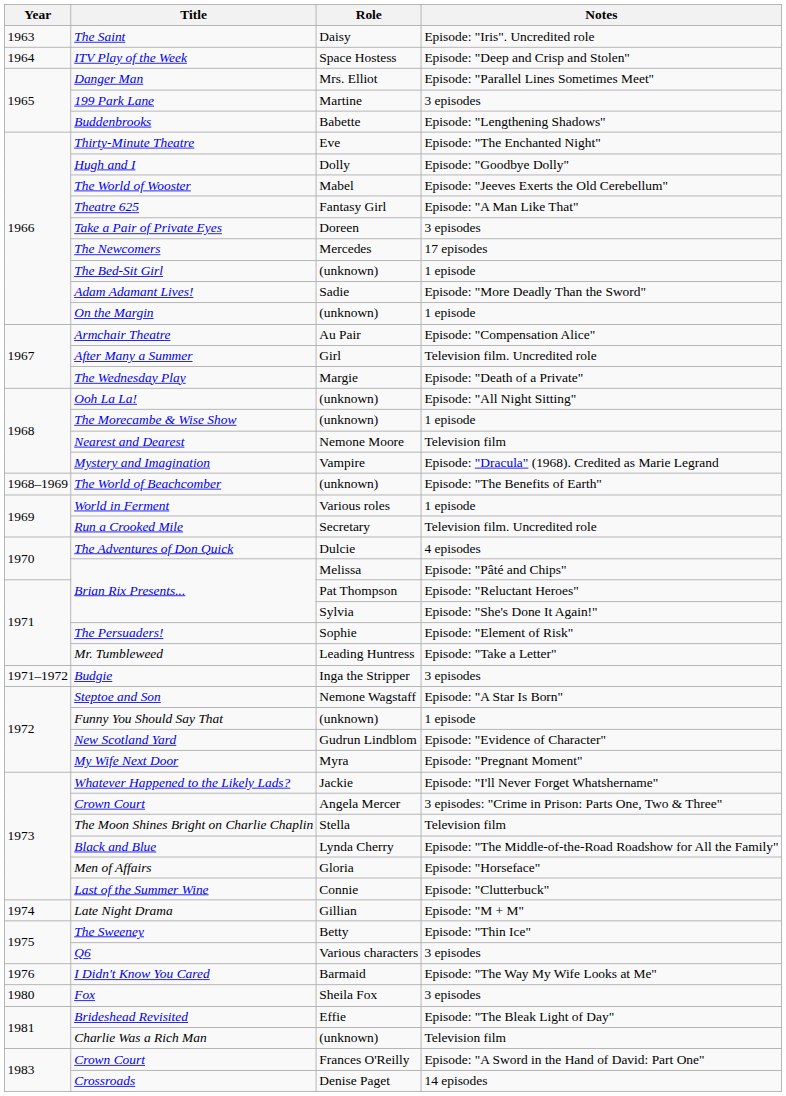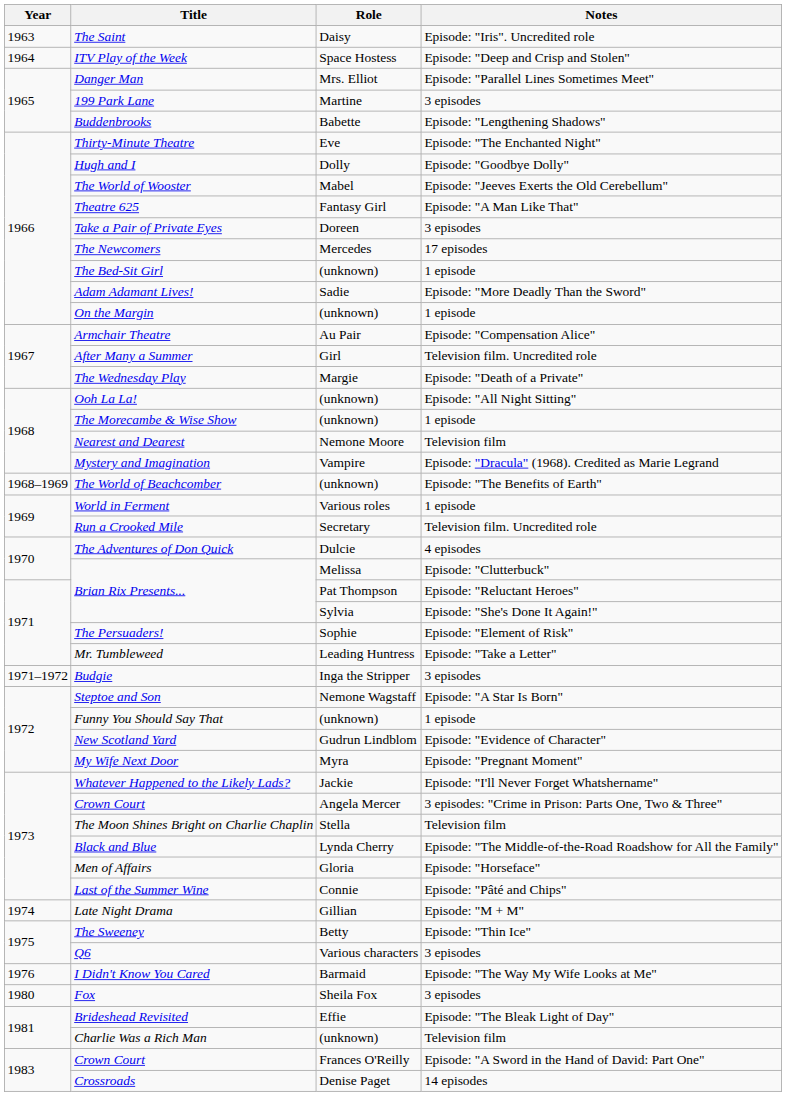(495, 569) Episode: "Pâté and Chips" -> (487, 569) Episode: "Clutterbuck"
(487, 889) Episode: "Clutterbuck" -> (495, 889) Episode: "Pâté and Chips"
